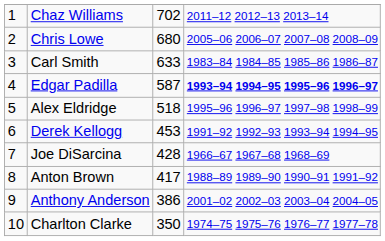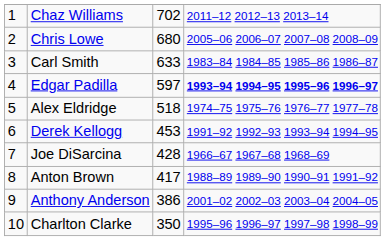(169, 85) 587 -> (169, 85) 597
(282, 108) 1995–96 1996–97 1997–98 1998–99 -> (282, 108) 1974–75 1975–76 1976–77 1977–78
(282, 224) 1974–75 1975–76 1976–77 1977–78 -> (282, 224) 1995–96 1996–97 1997–98 1998–99
